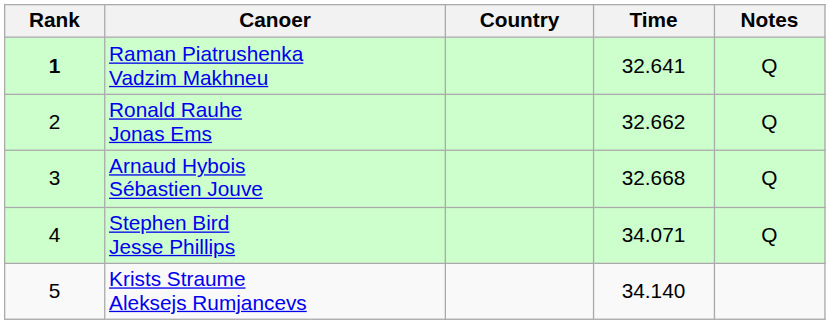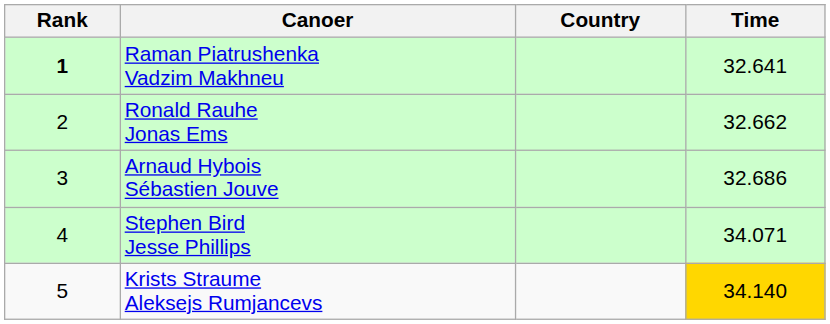- column: (769, 20)
(653, 178) 32.668 -> (755, 178) 32.686
(653, 291) no background -> (755, 291) gold background
